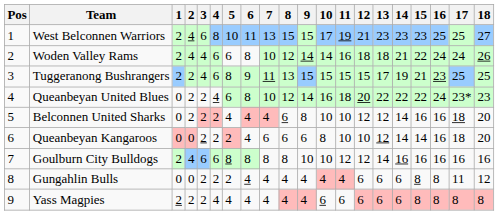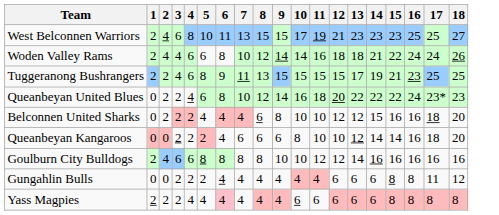- column: (17, 14)
(402, 117) 14 -> (376, 117) 15
(247, 199) no background -> (222, 199) pink background
